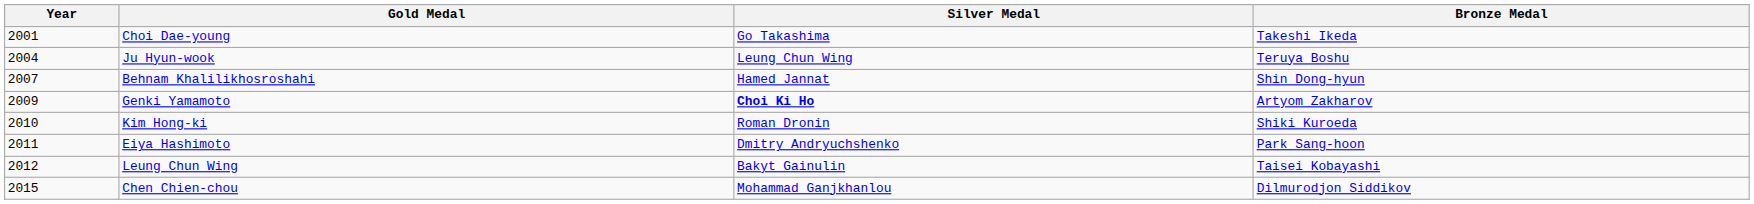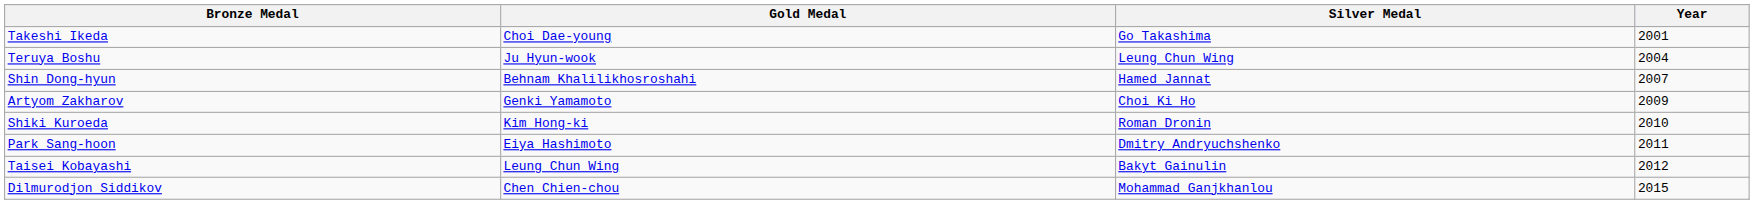columns swapped: (62, 15) <-> (1501, 15)
(776, 102) bold -> (1157, 102) normal
